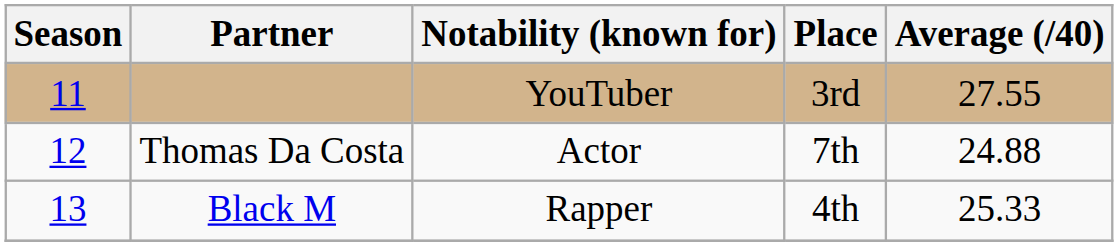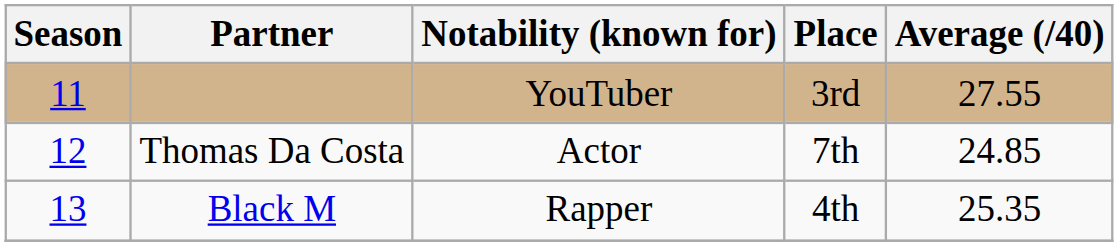(1000, 151) 24.88 -> (1000, 151) 24.85
(1000, 209) 25.33 -> (1000, 209) 25.35
